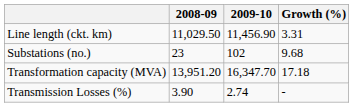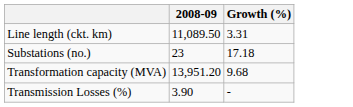- column: (251, 14)
(196, 33) 11,029.50 -> (196, 33) 11,089.50
(292, 53) 9.68 -> (240, 53) 17.18
(295, 72) 17.18 -> (237, 72) 9.68
